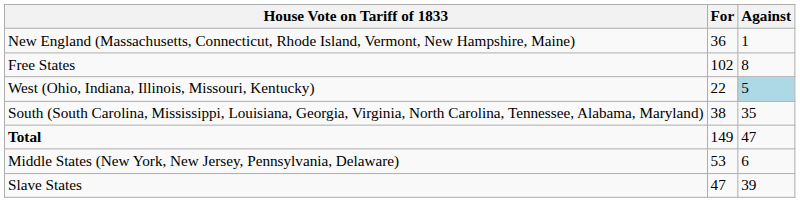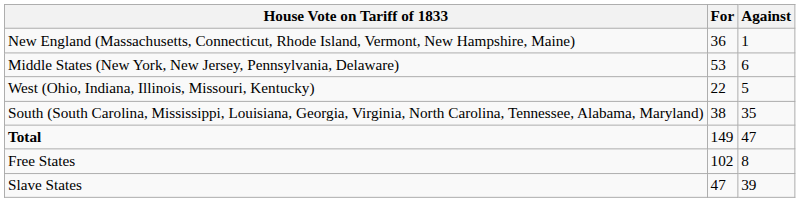rows swapped: (204, 161) <-> (42, 64)
(745, 88) lightblue background -> (745, 88) no background
